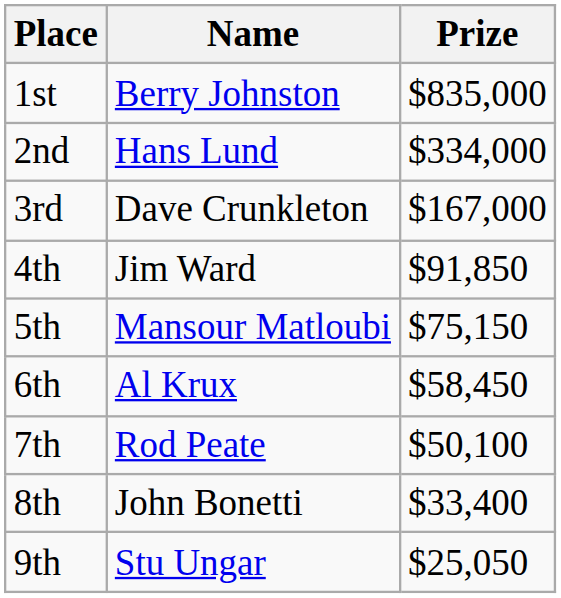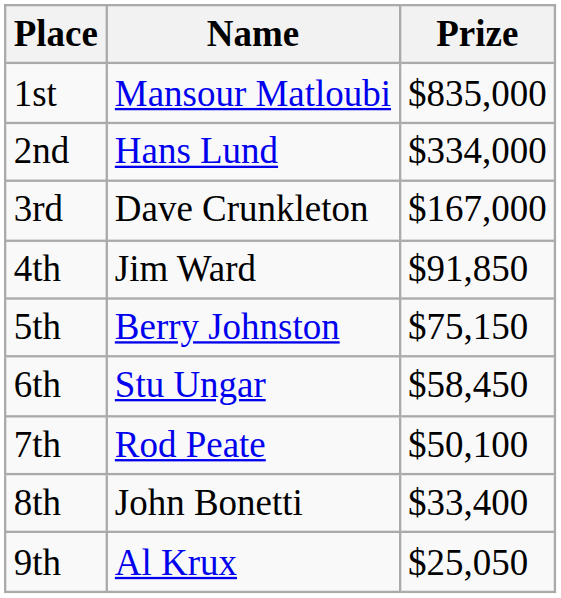(227, 92) Berry Johnston -> (253, 92) Mansour Matloubi
(253, 326) Mansour Matloubi -> (227, 326) Berry Johnston
(176, 385) Al Krux -> (190, 385) Stu Ungar
(190, 561) Stu Ungar -> (176, 561) Al Krux
